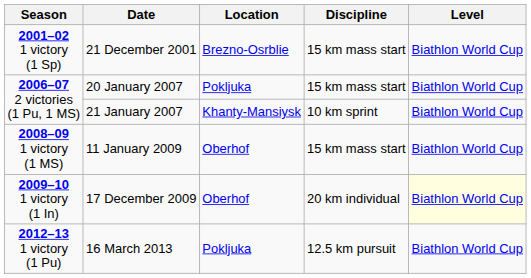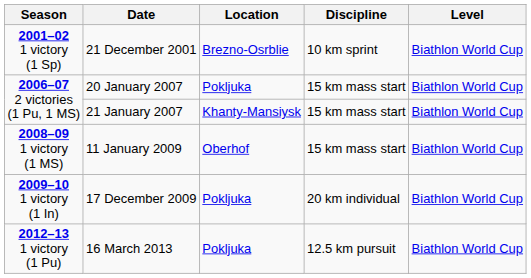(356, 49) 15 km mass start -> (342, 49) 10 km sprint
(342, 112) 10 km sprint -> (356, 112) 15 km mass start
(226, 199) Oberhof -> (227, 199) Pokljuka
(467, 199) lightyellow background -> (467, 199) no background
